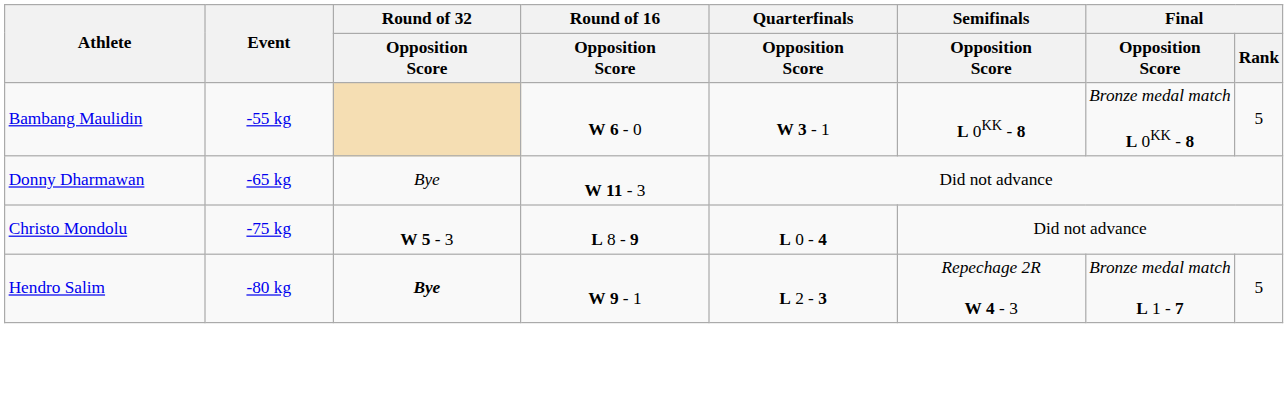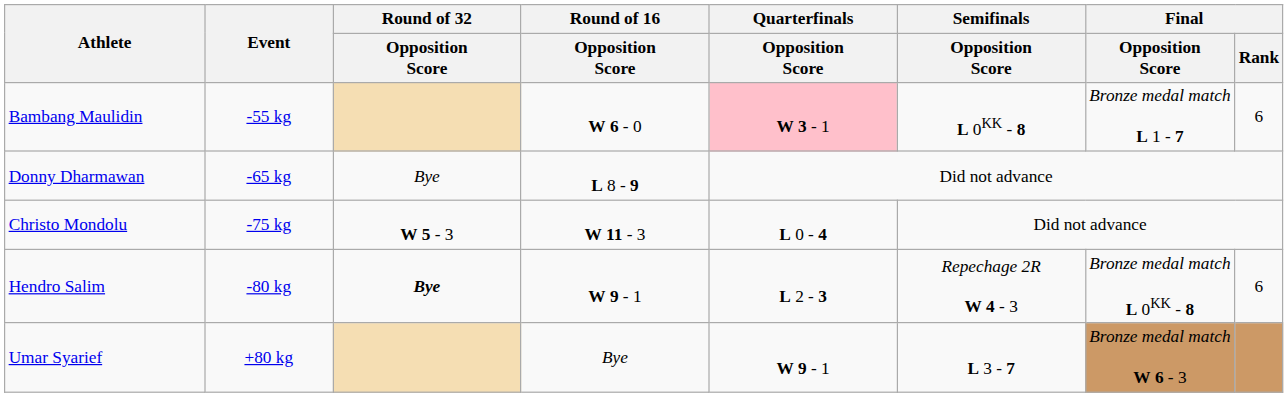(803, 129) no background -> (803, 127) pink background
(1160, 119) Bronze medal match L 0KK - 8 -> (1160, 116) Bronze medal match L 1 - 7
(1259, 119) 5 -> (1259, 116) 6
(615, 190) W 11 - 3 -> (615, 186) L 8 - 9
(615, 239) L 8 - 9 -> (615, 235) W 11 - 3
(1160, 288) Bronze medal match L 1 - 7 -> (1160, 286) Bronze medal match L 0KK - 8
(1259, 288) 5 -> (1259, 286) 6
+ row: (55, 357)
